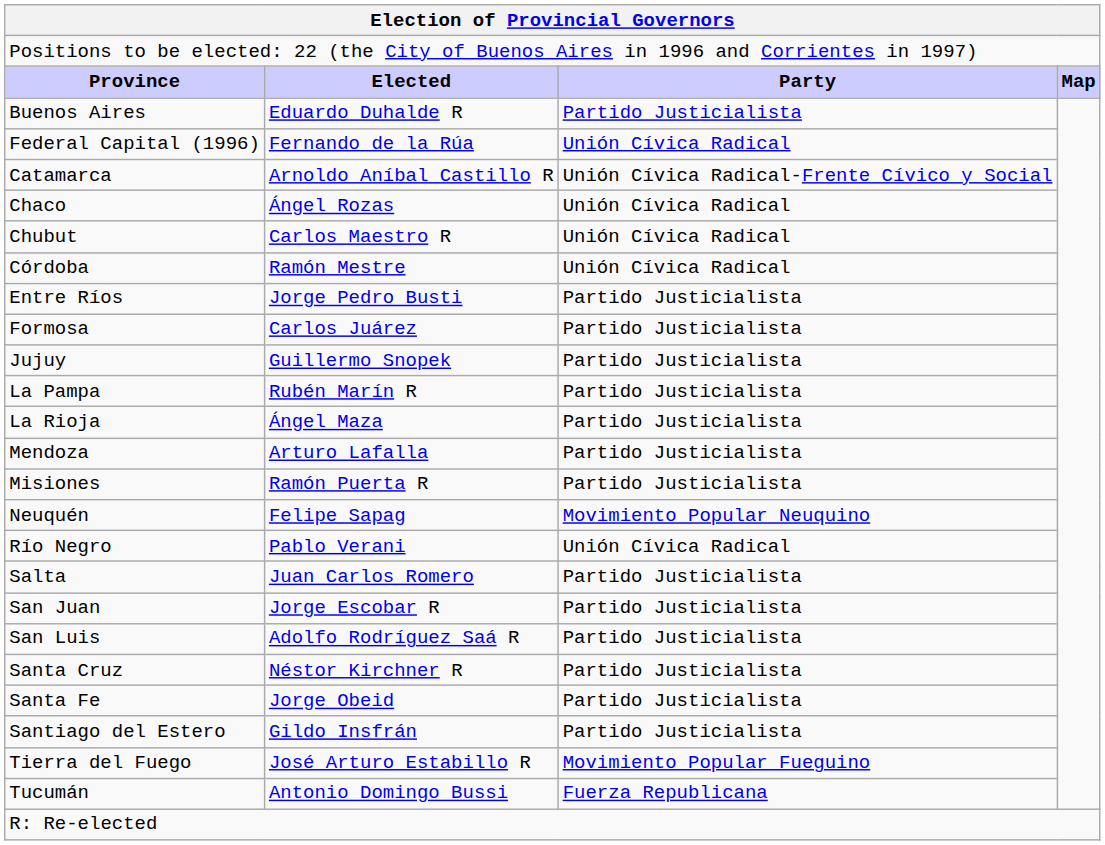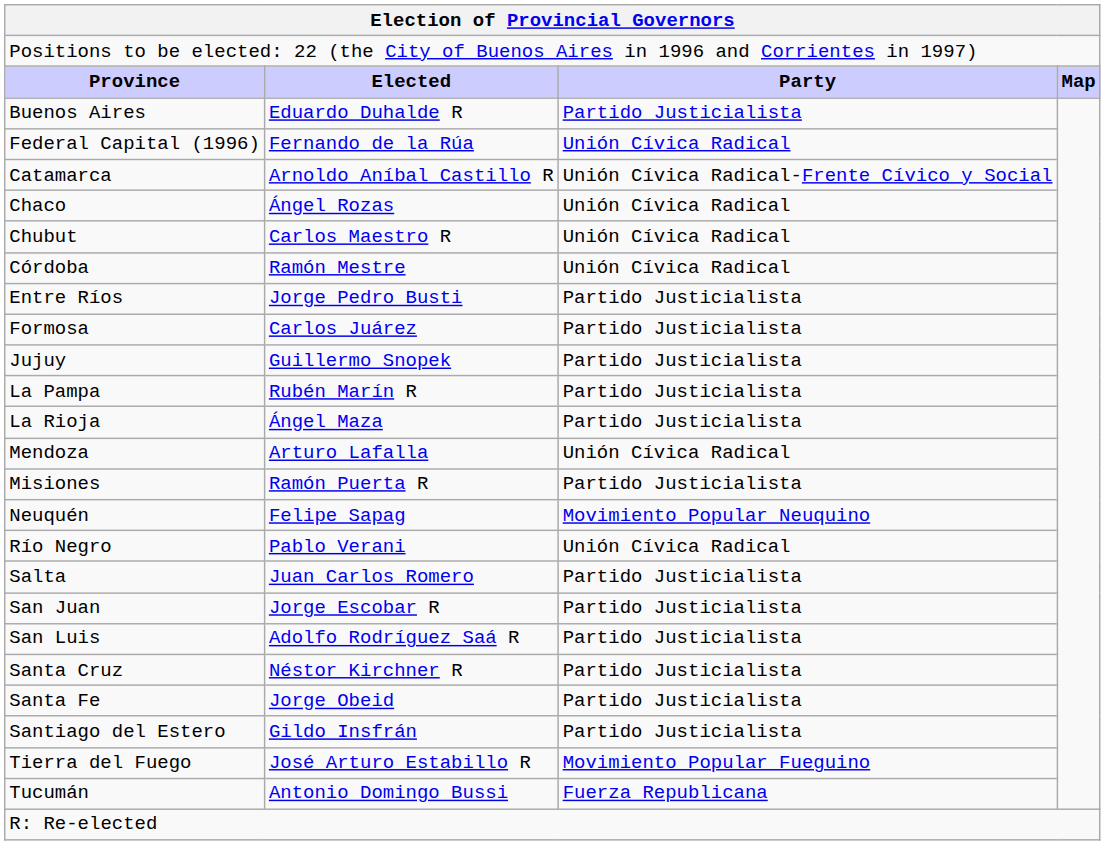(682, 453) Partido Justicialista -> (677, 453) Unión Cívica Radical
